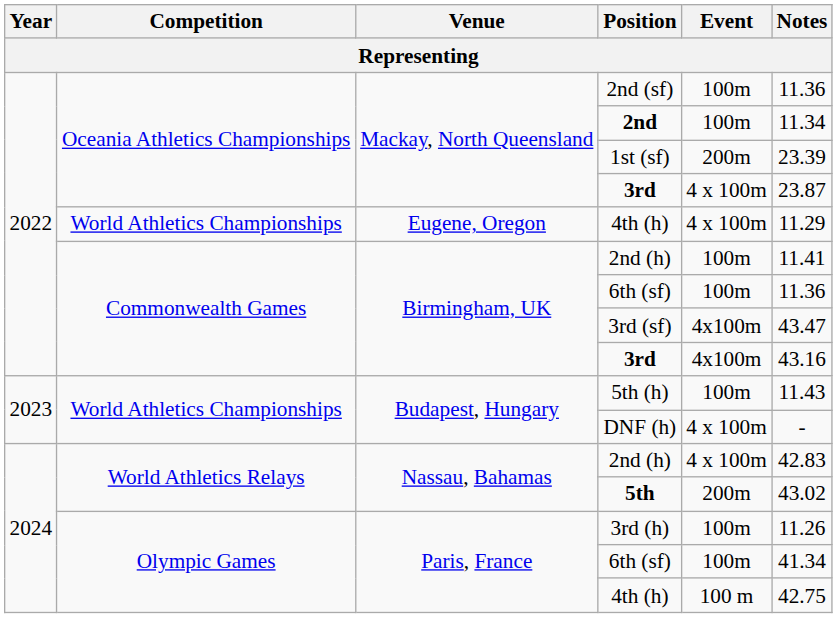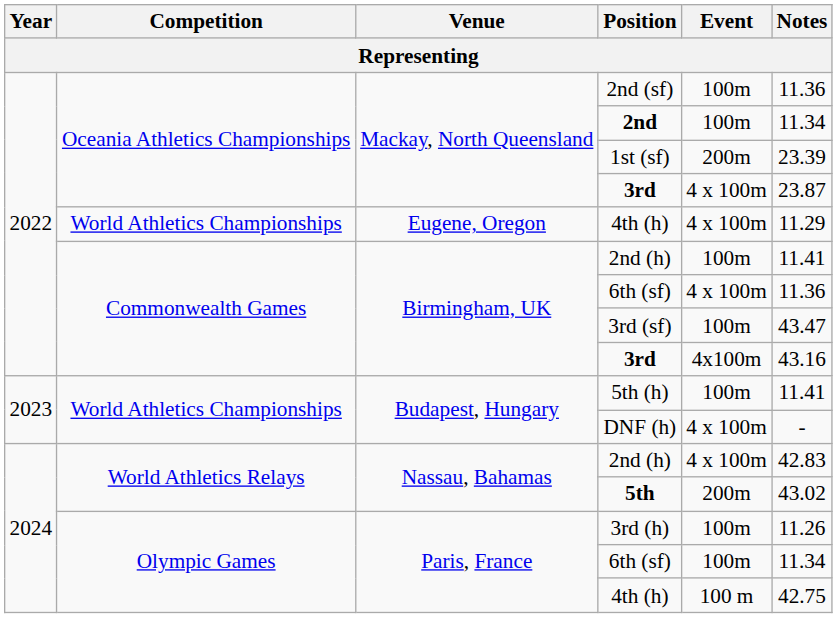(727, 291) 100m -> (727, 291) 4 x 100m
(727, 325) 4x100m -> (727, 325) 100m
(802, 392) 11.43 -> (802, 392) 11.41
(802, 561) 41.34 -> (802, 561) 11.34
